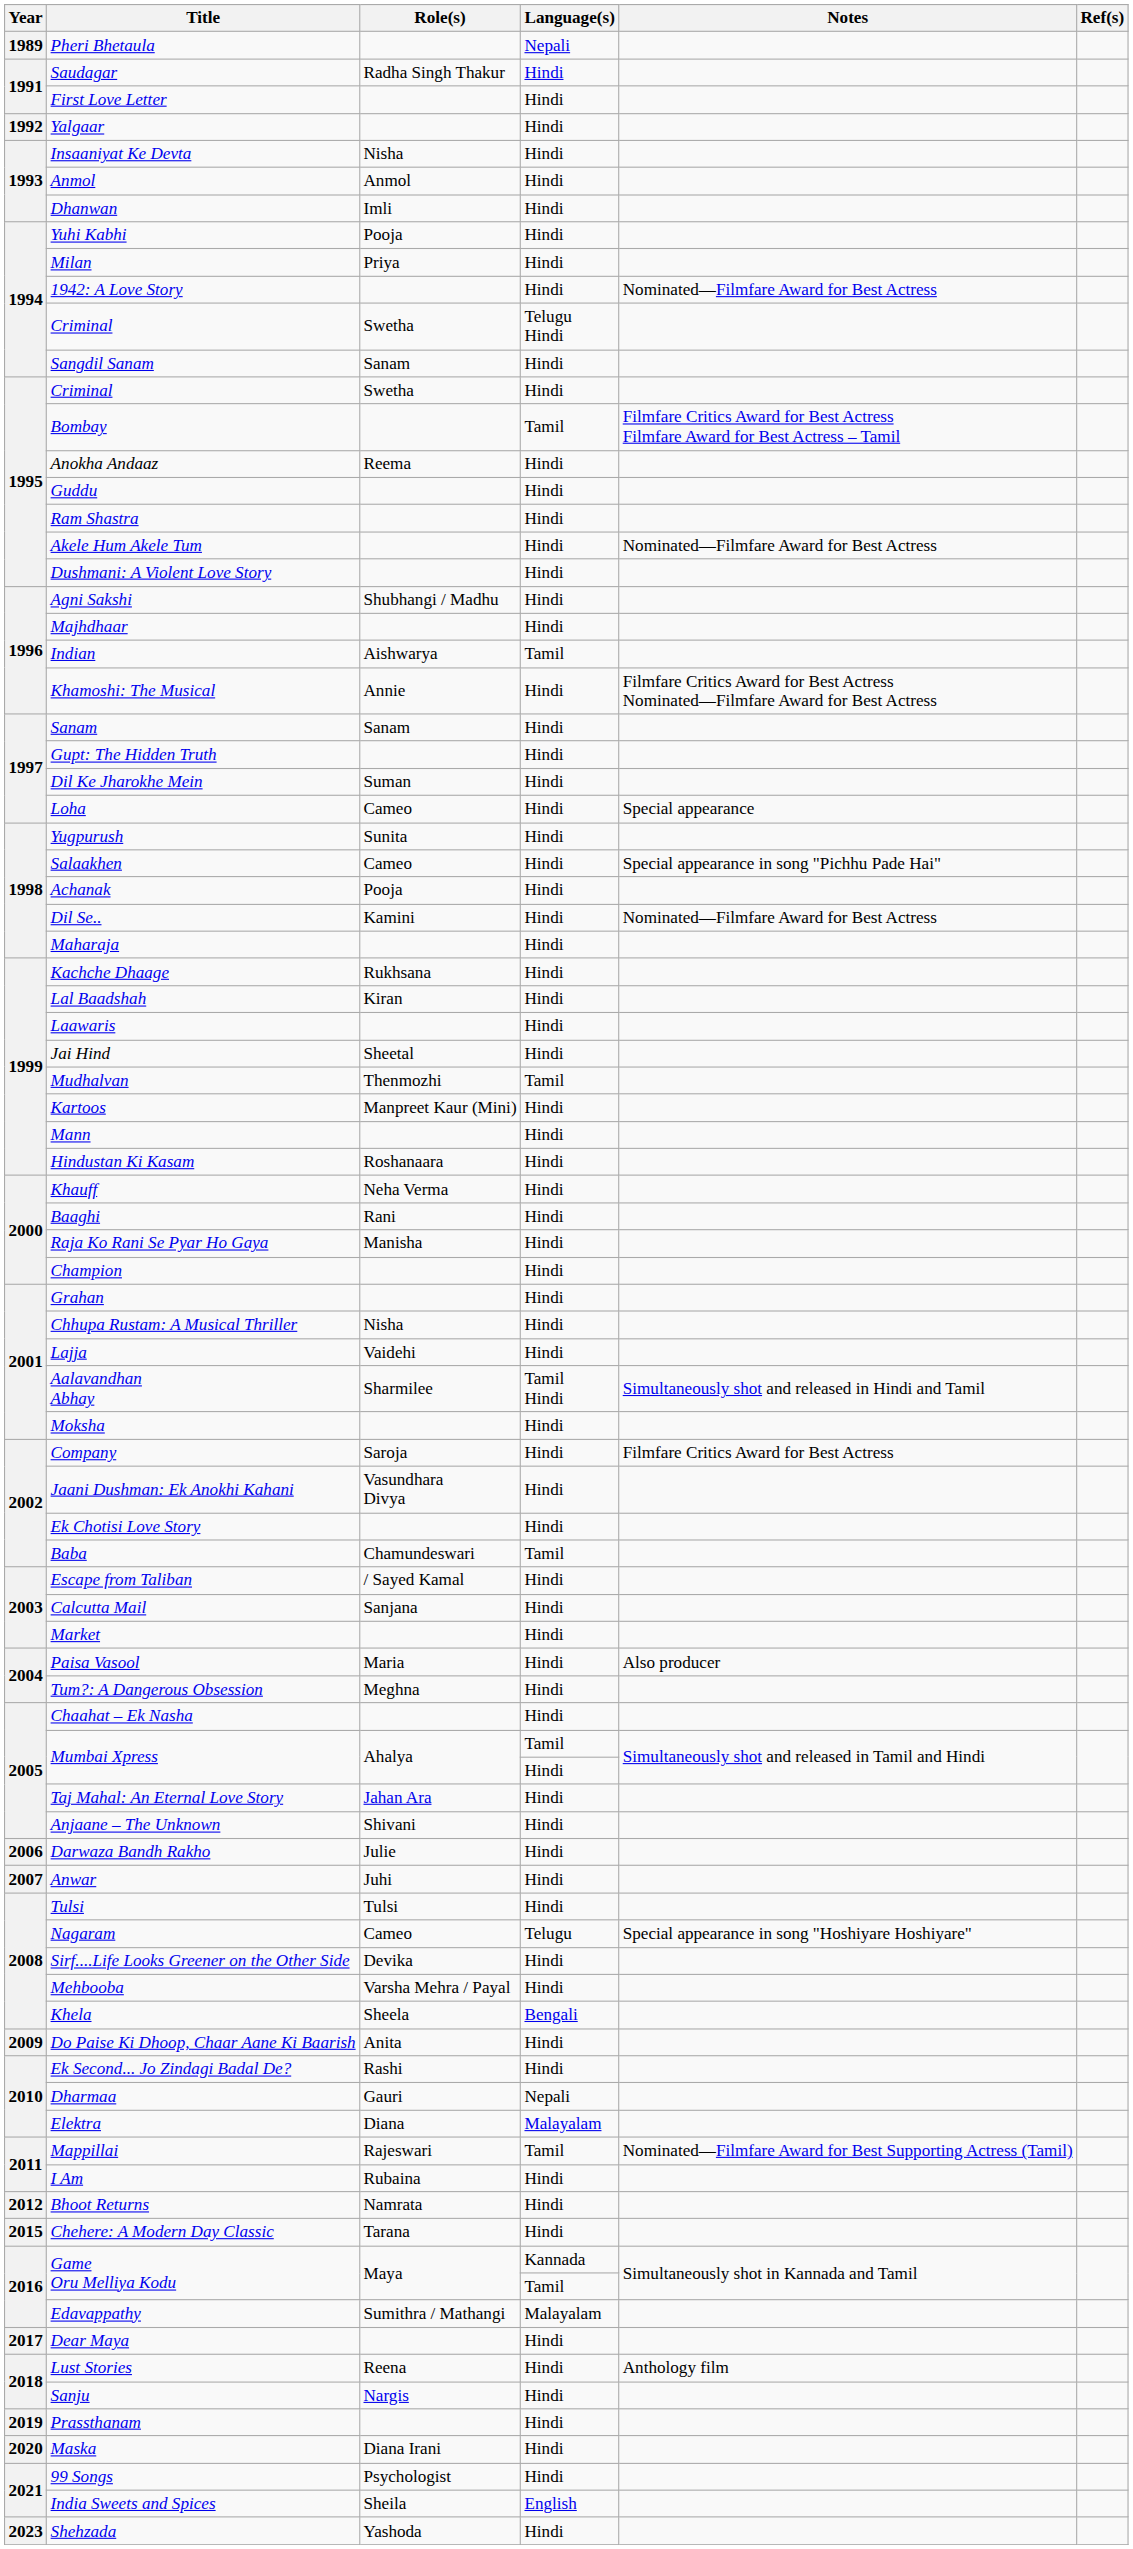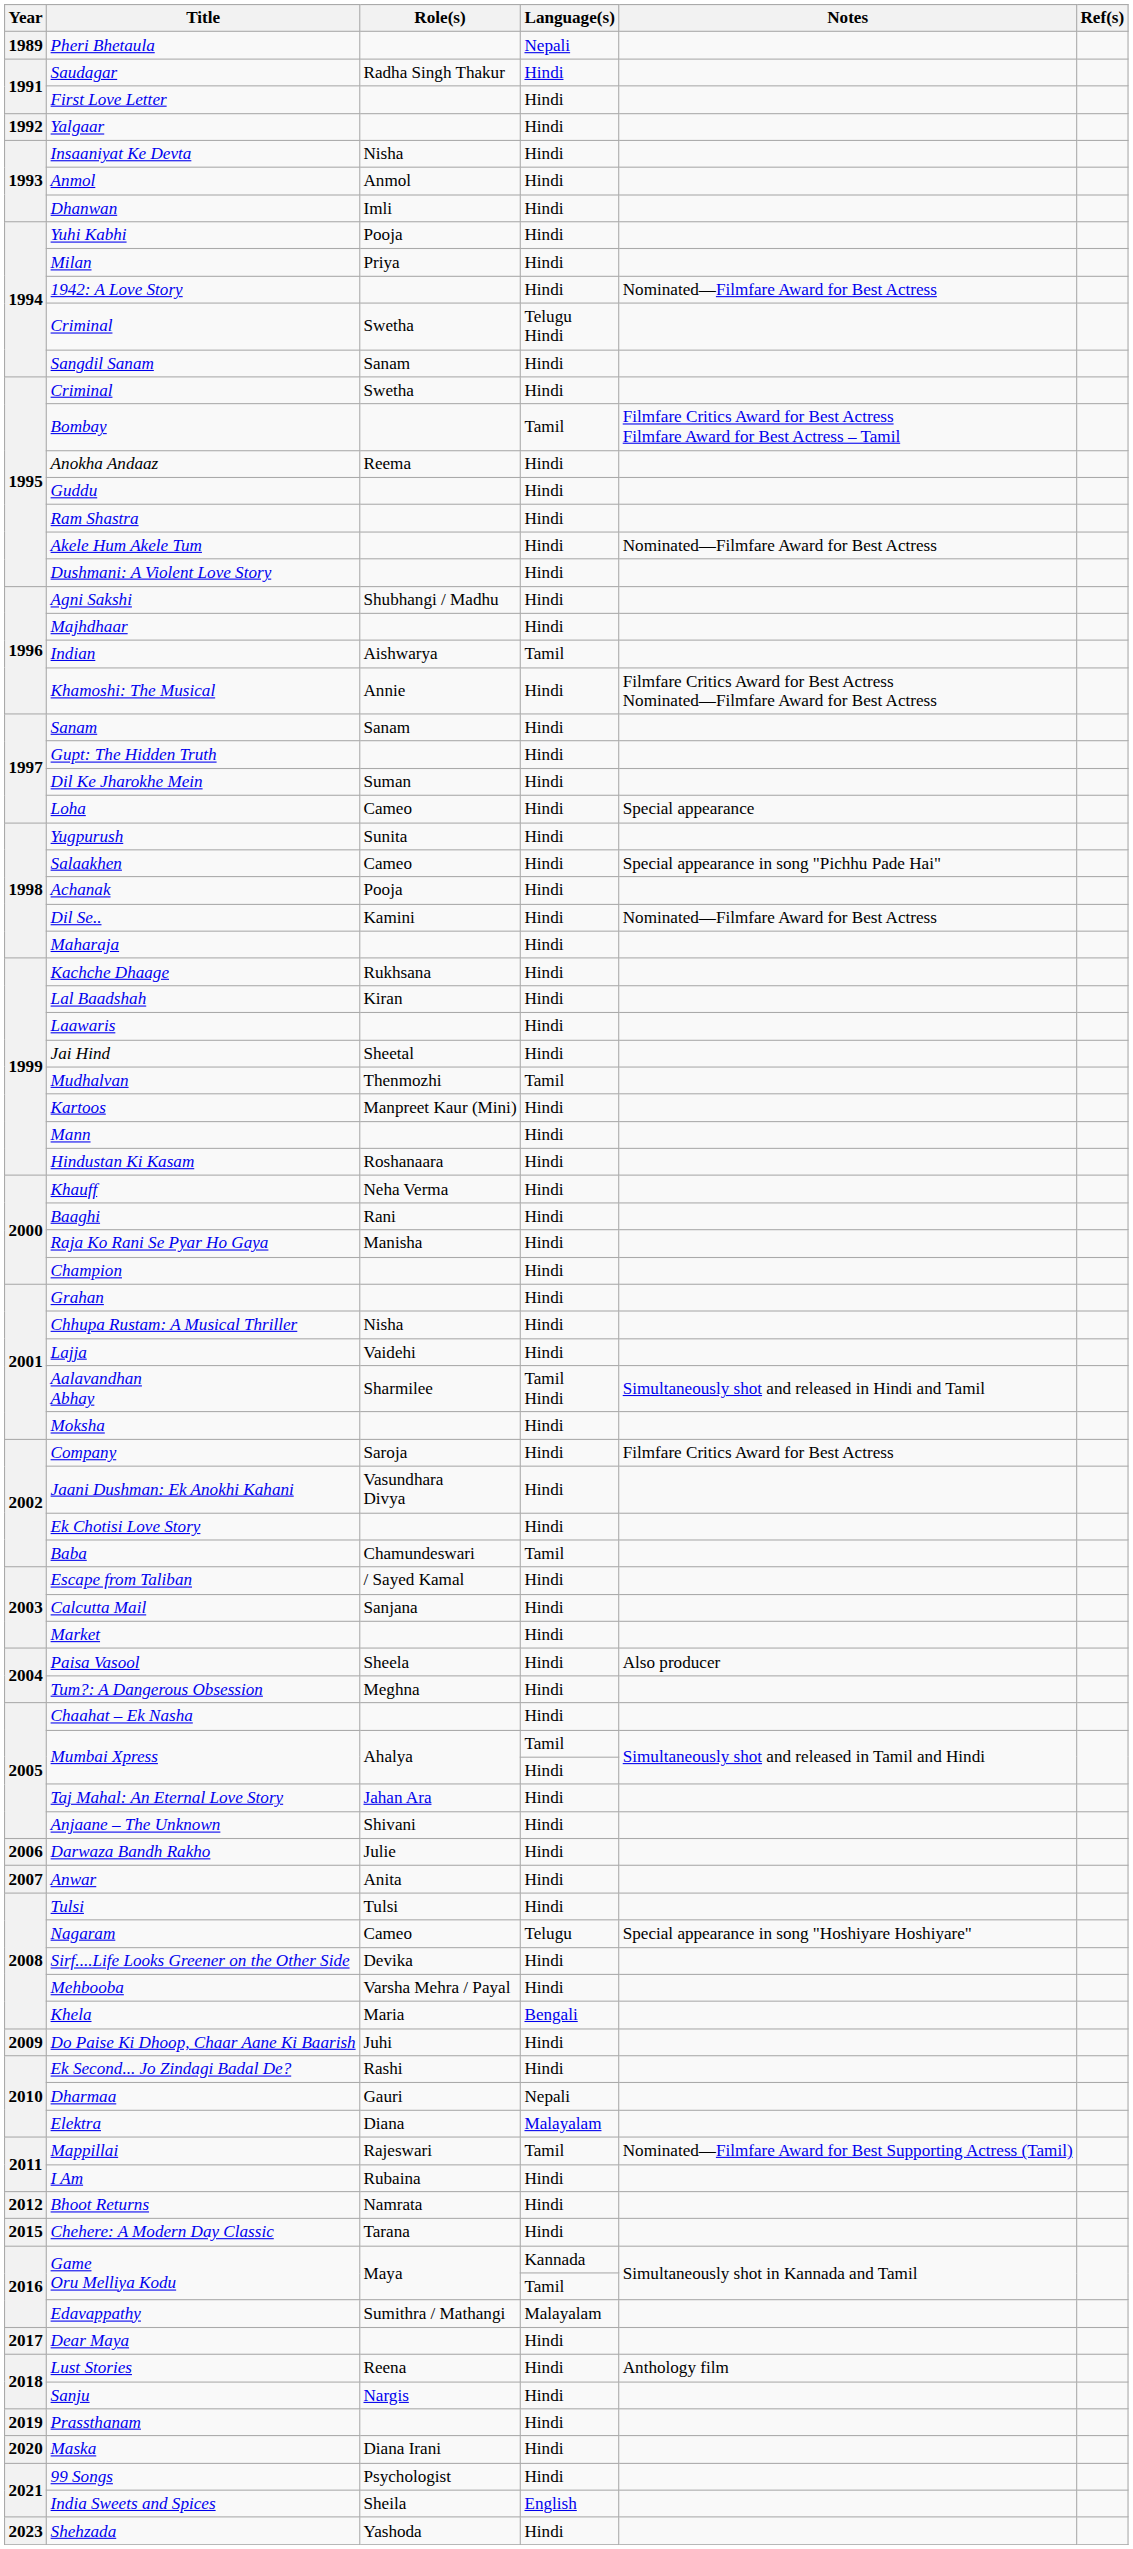(384, 1661) Maria -> (386, 1661) Sheela
(378, 1879) Juhi -> (383, 1879) Anita
(386, 2014) Sheela -> (384, 2014) Maria
(383, 2042) Anita -> (378, 2042) Juhi
